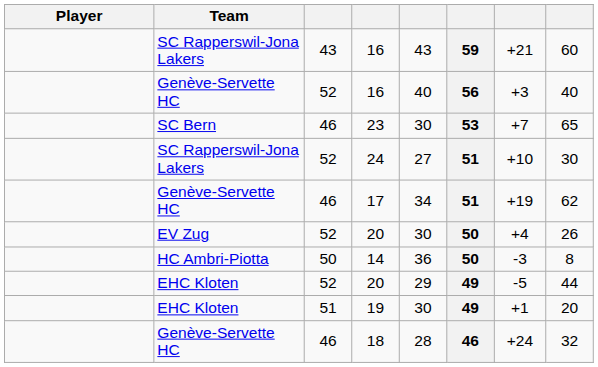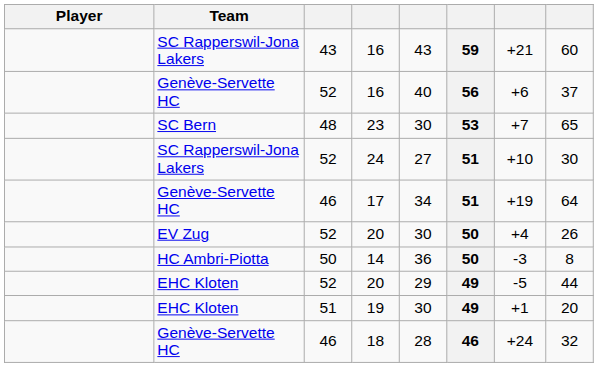(520, 92) +3 -> (520, 92) +6
(570, 92) 40 -> (570, 92) 37
(328, 125) 46 -> (328, 125) 48
(570, 200) 62 -> (570, 200) 64
